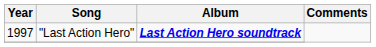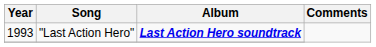(20, 32) 1997 -> (20, 32) 1993
